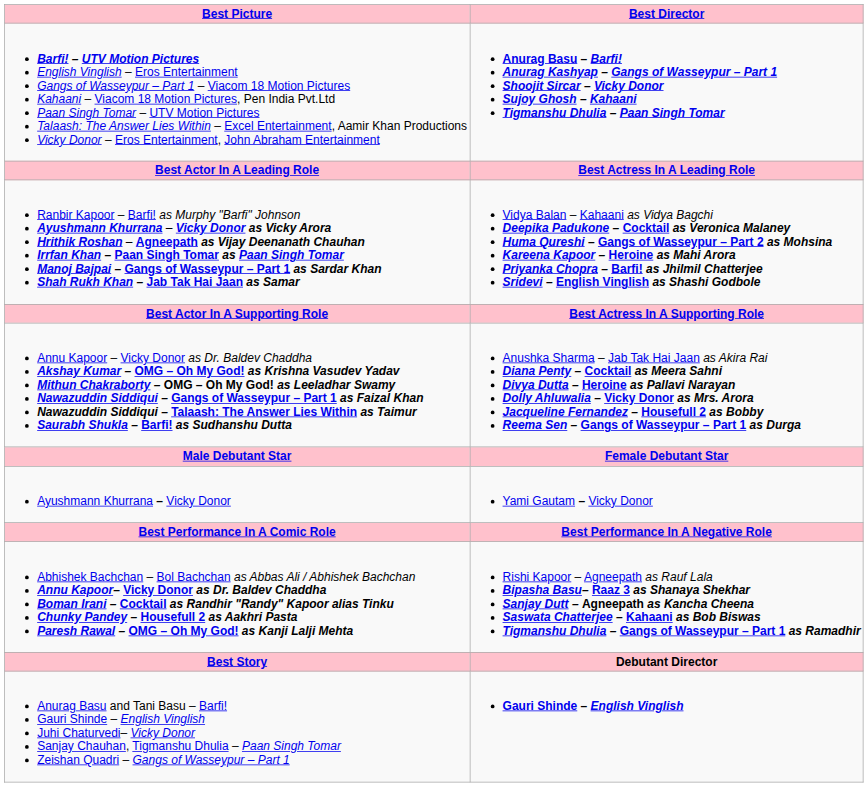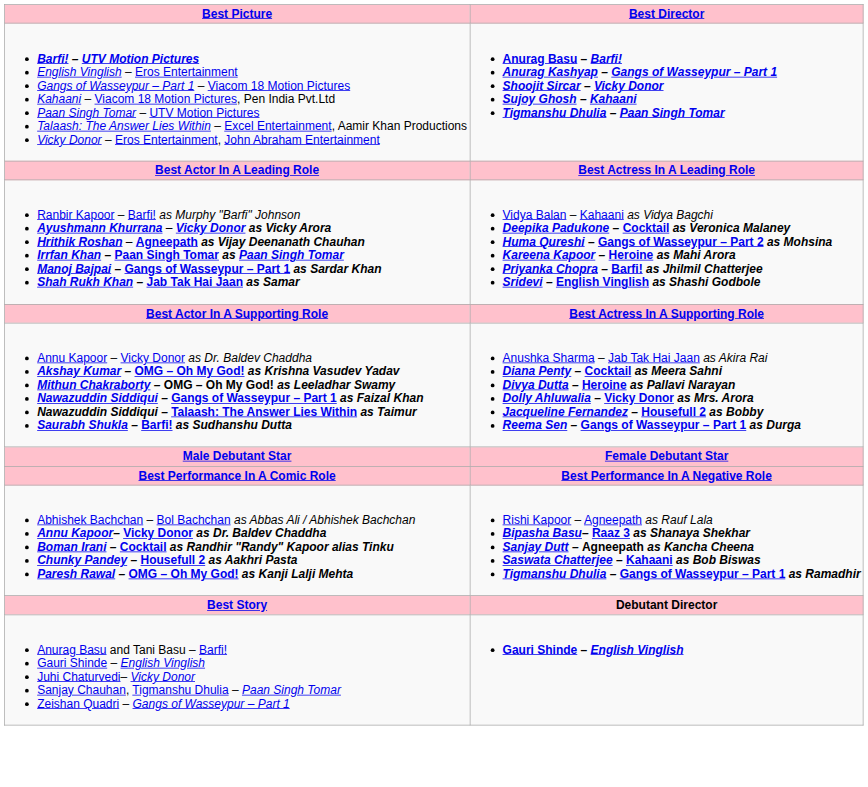- row: (237, 501)
